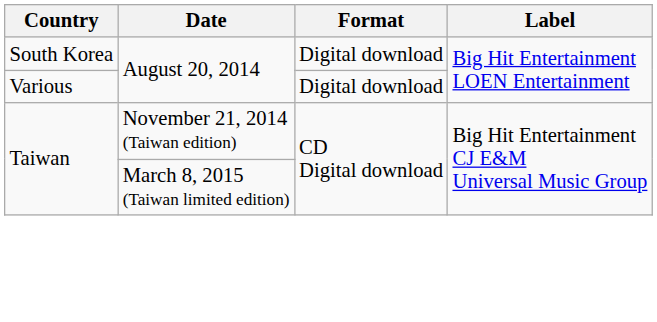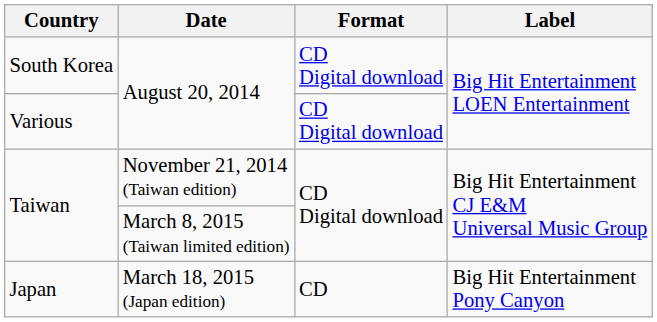(371, 53) Digital download -> (371, 65) CD Digital download
(371, 86) Digital download -> (371, 121) CD Digital download
+ row: (33, 289)
